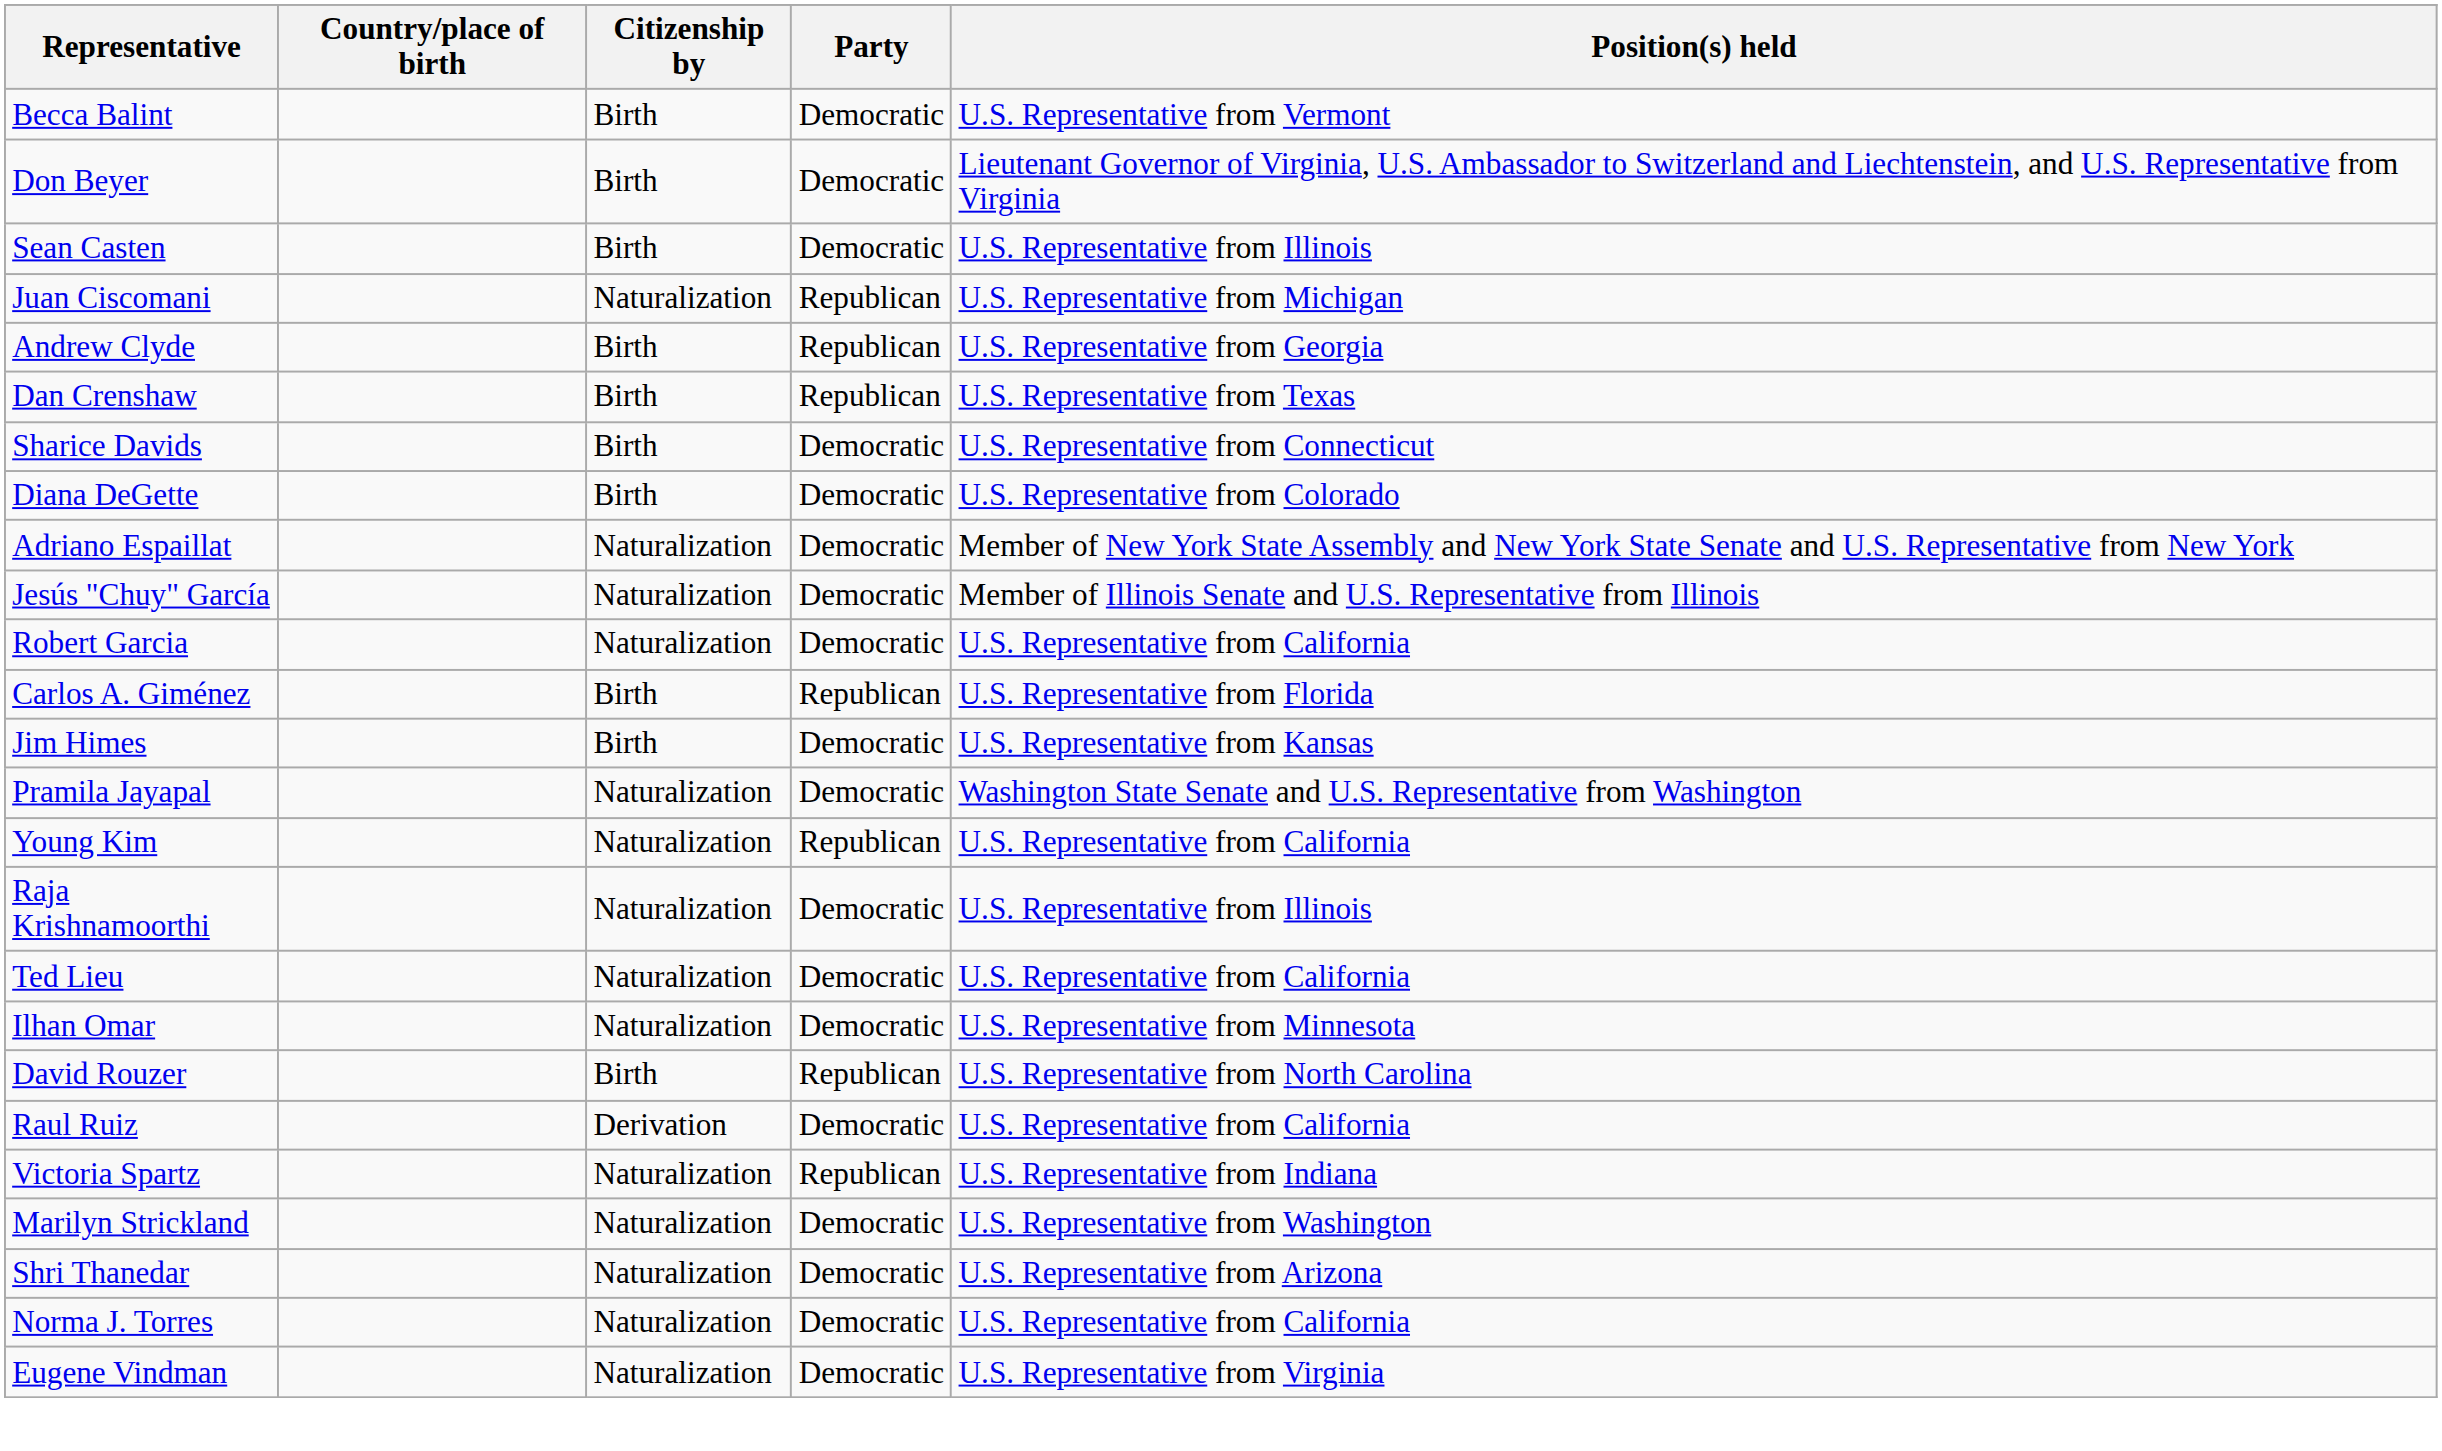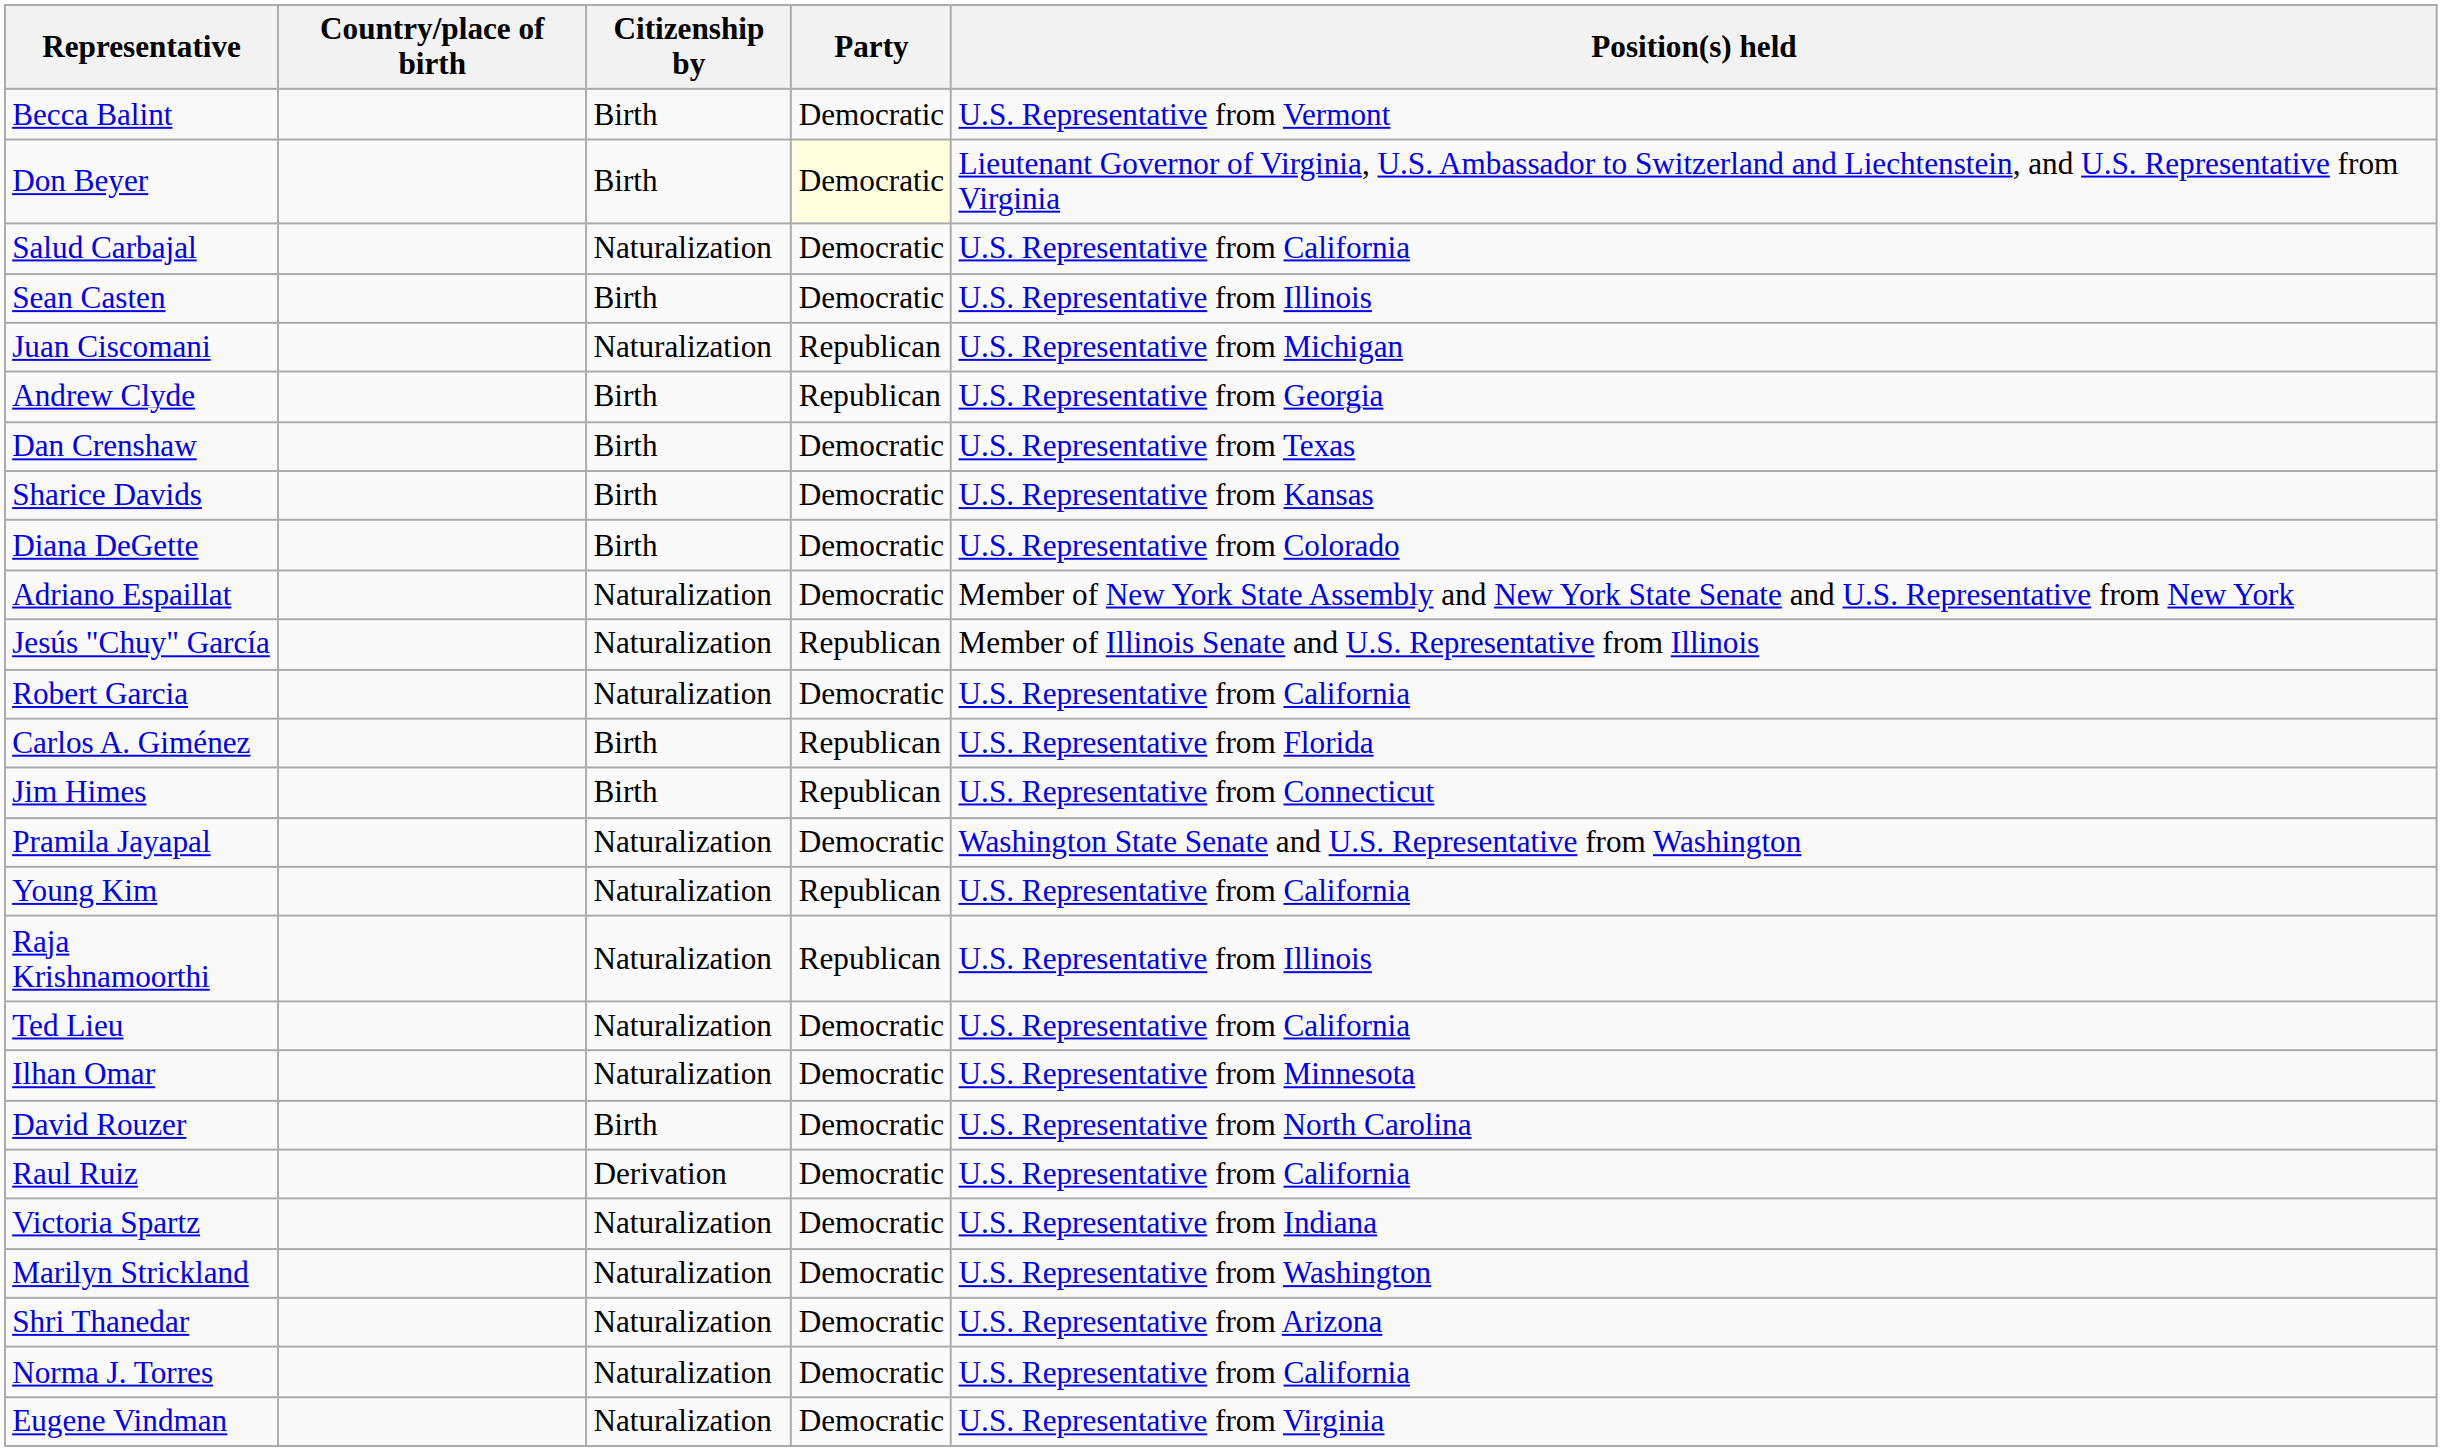(871, 180) no background -> (871, 180) lightyellow background
+ row: (104, 247)
(870, 396) Republican -> (871, 445) Democratic
(1196, 445) U.S. Representative from Connecticut -> (1166, 495) U.S. Representative from Kansas
(871, 594) Democratic -> (870, 643) Republican
(871, 742) Democratic -> (870, 792) Republican
(1166, 742) U.S. Representative from Kansas -> (1196, 792) U.S. Representative from Connecticut
(871, 908) Democratic -> (870, 958) Republican
(870, 1074) Republican -> (871, 1124) Democratic
(870, 1173) Republican -> (871, 1223) Democratic
